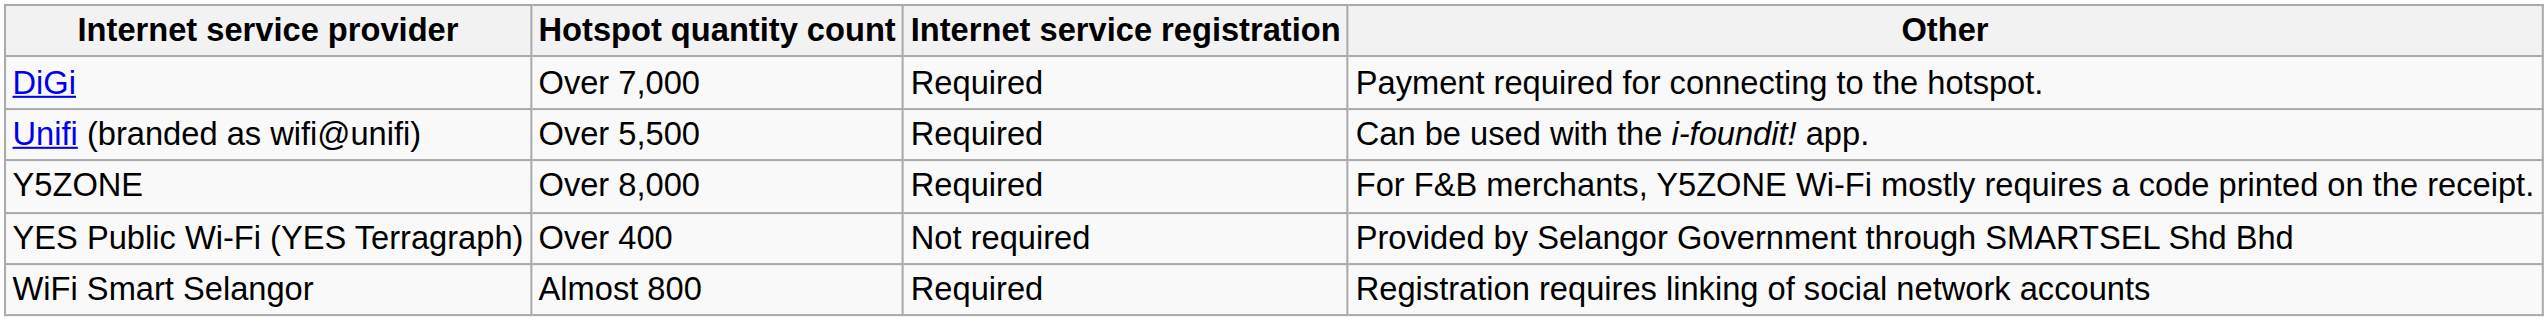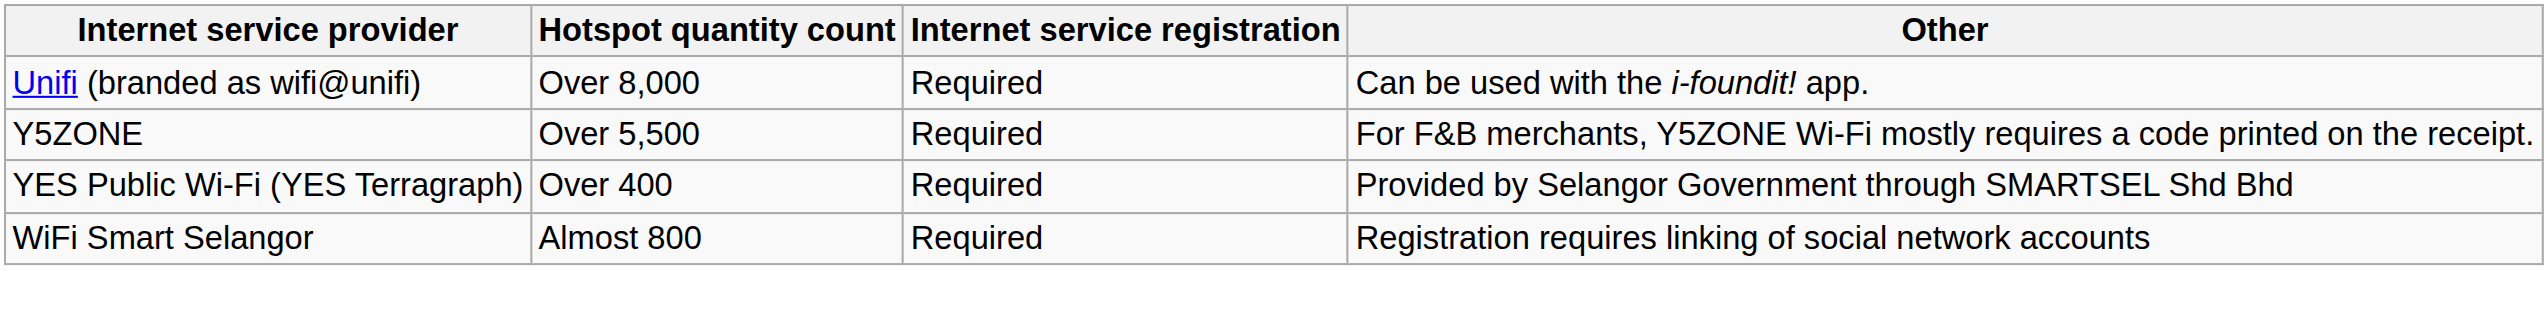- row: (44, 82)
(619, 133) Over 5,500 -> (619, 82) Over 8,000
(619, 185) Over 8,000 -> (619, 133) Over 5,500
(1001, 237) Not required -> (977, 185) Required
